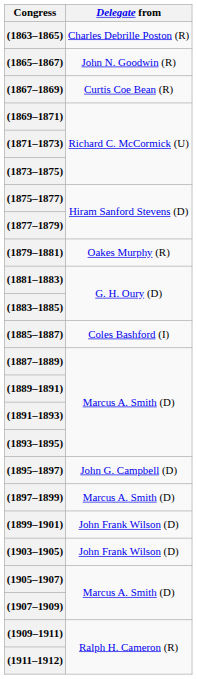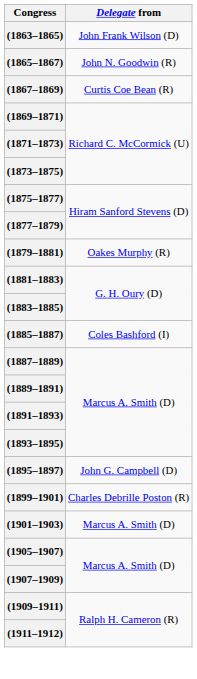(129, 35) Charles Debrille Poston (R) -> (129, 35) John Frank Wilson (D)
- row: (35, 497)
(129, 524) John Frank Wilson (D) -> (129, 497) Charles Debrille Poston (R)
+ row: (35, 524)
- row: (35, 552)
